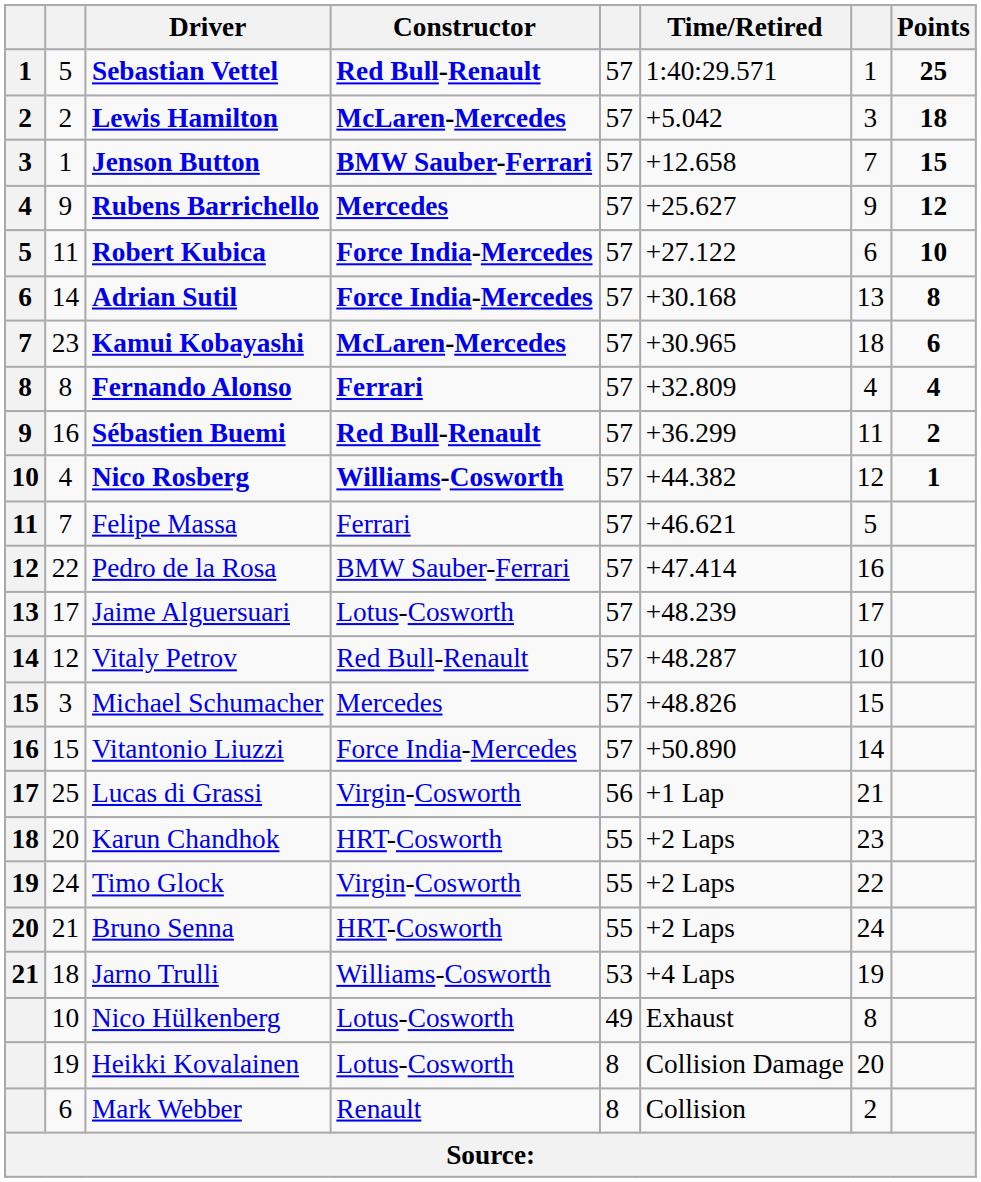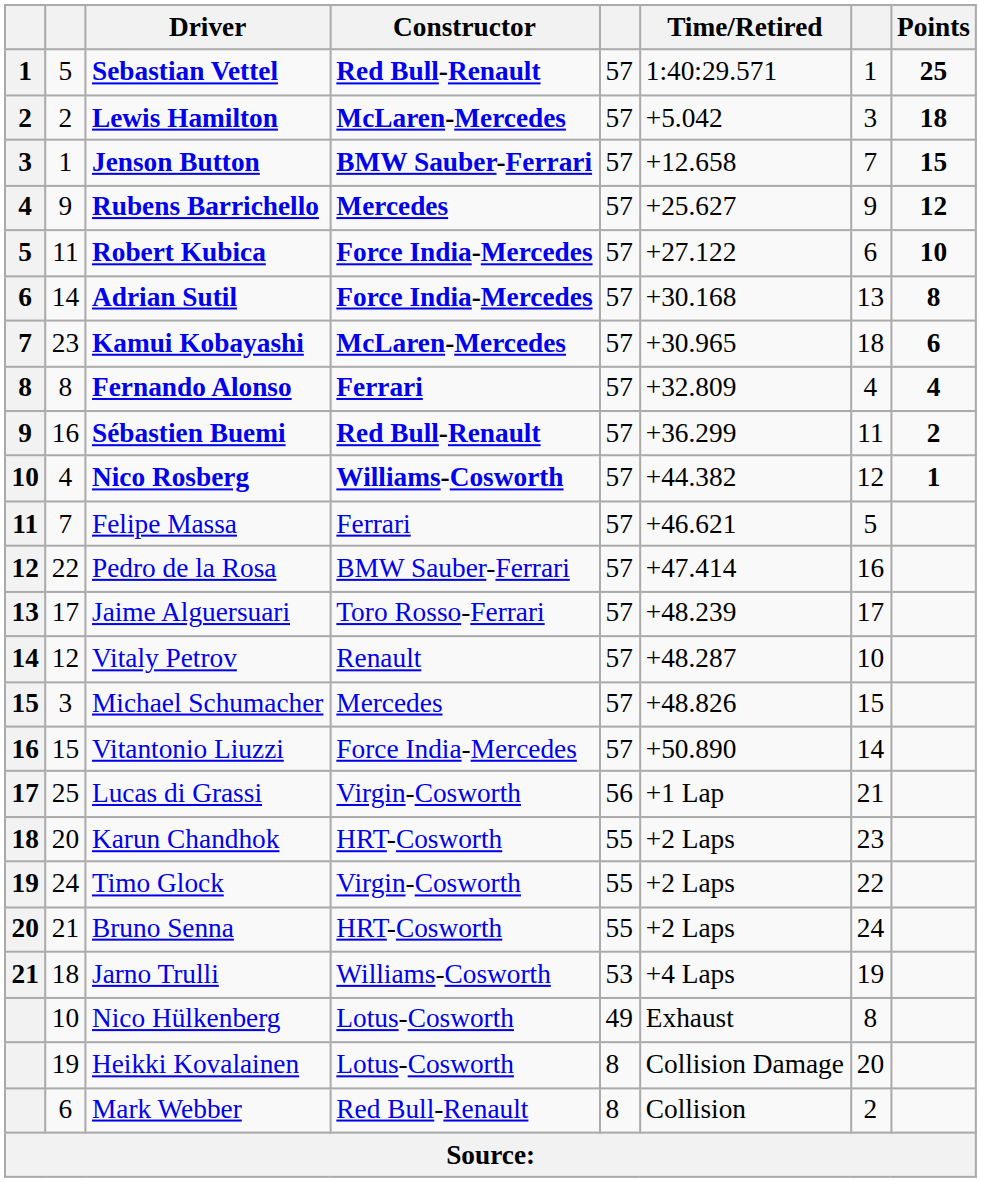(425, 612) Lotus-Cosworth -> (441, 612) Toro Rosso-Ferrari
(432, 658) Red Bull-Renault -> (379, 658) Renault
(379, 1109) Renault -> (432, 1109) Red Bull-Renault
